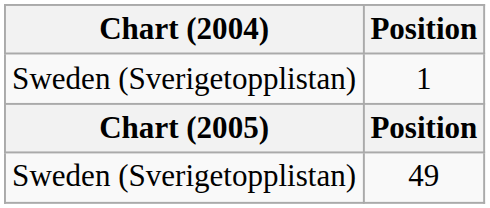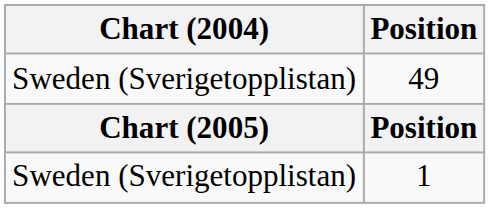rows swapped: (424, 78) <-> (424, 176)
